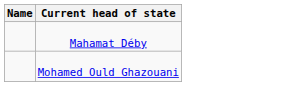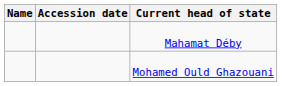+ column: (83, 13)
